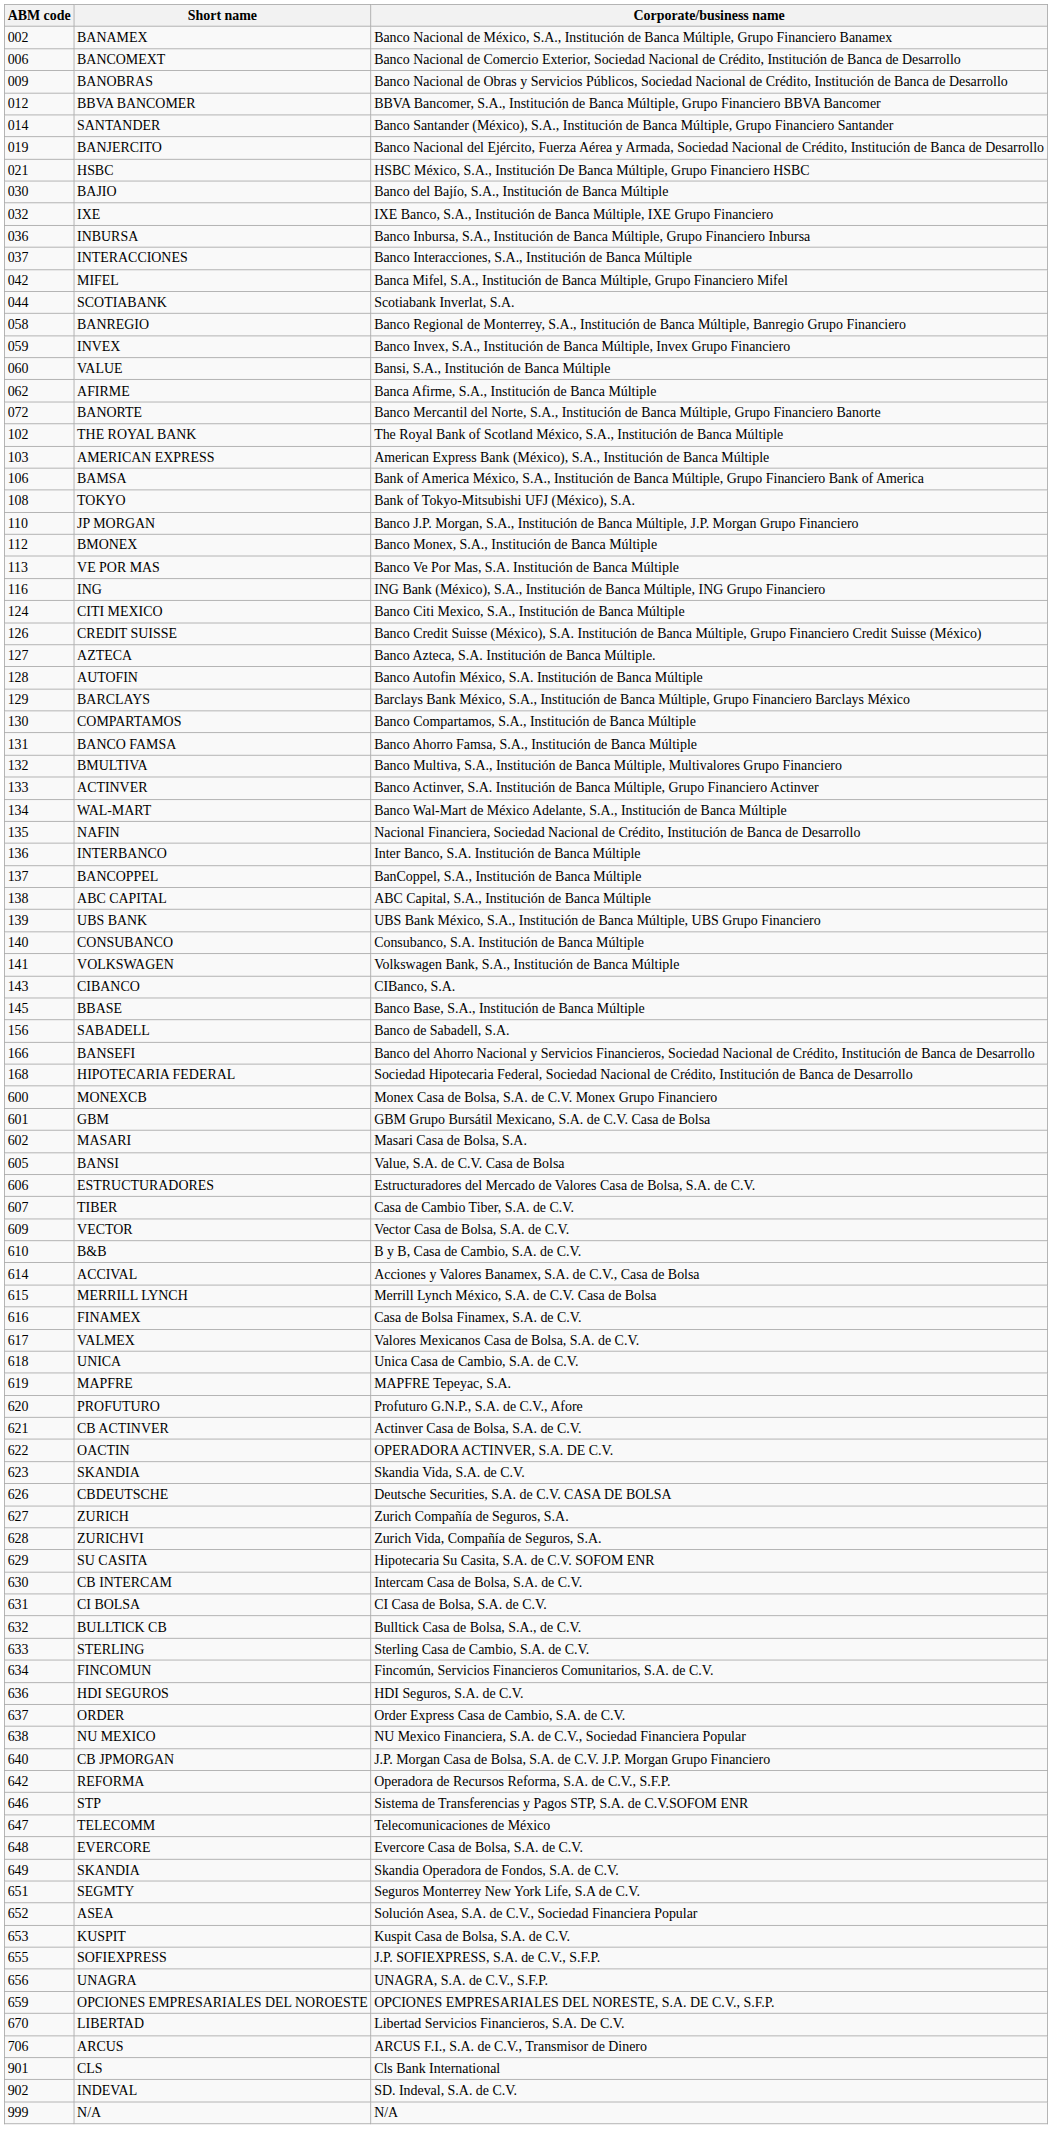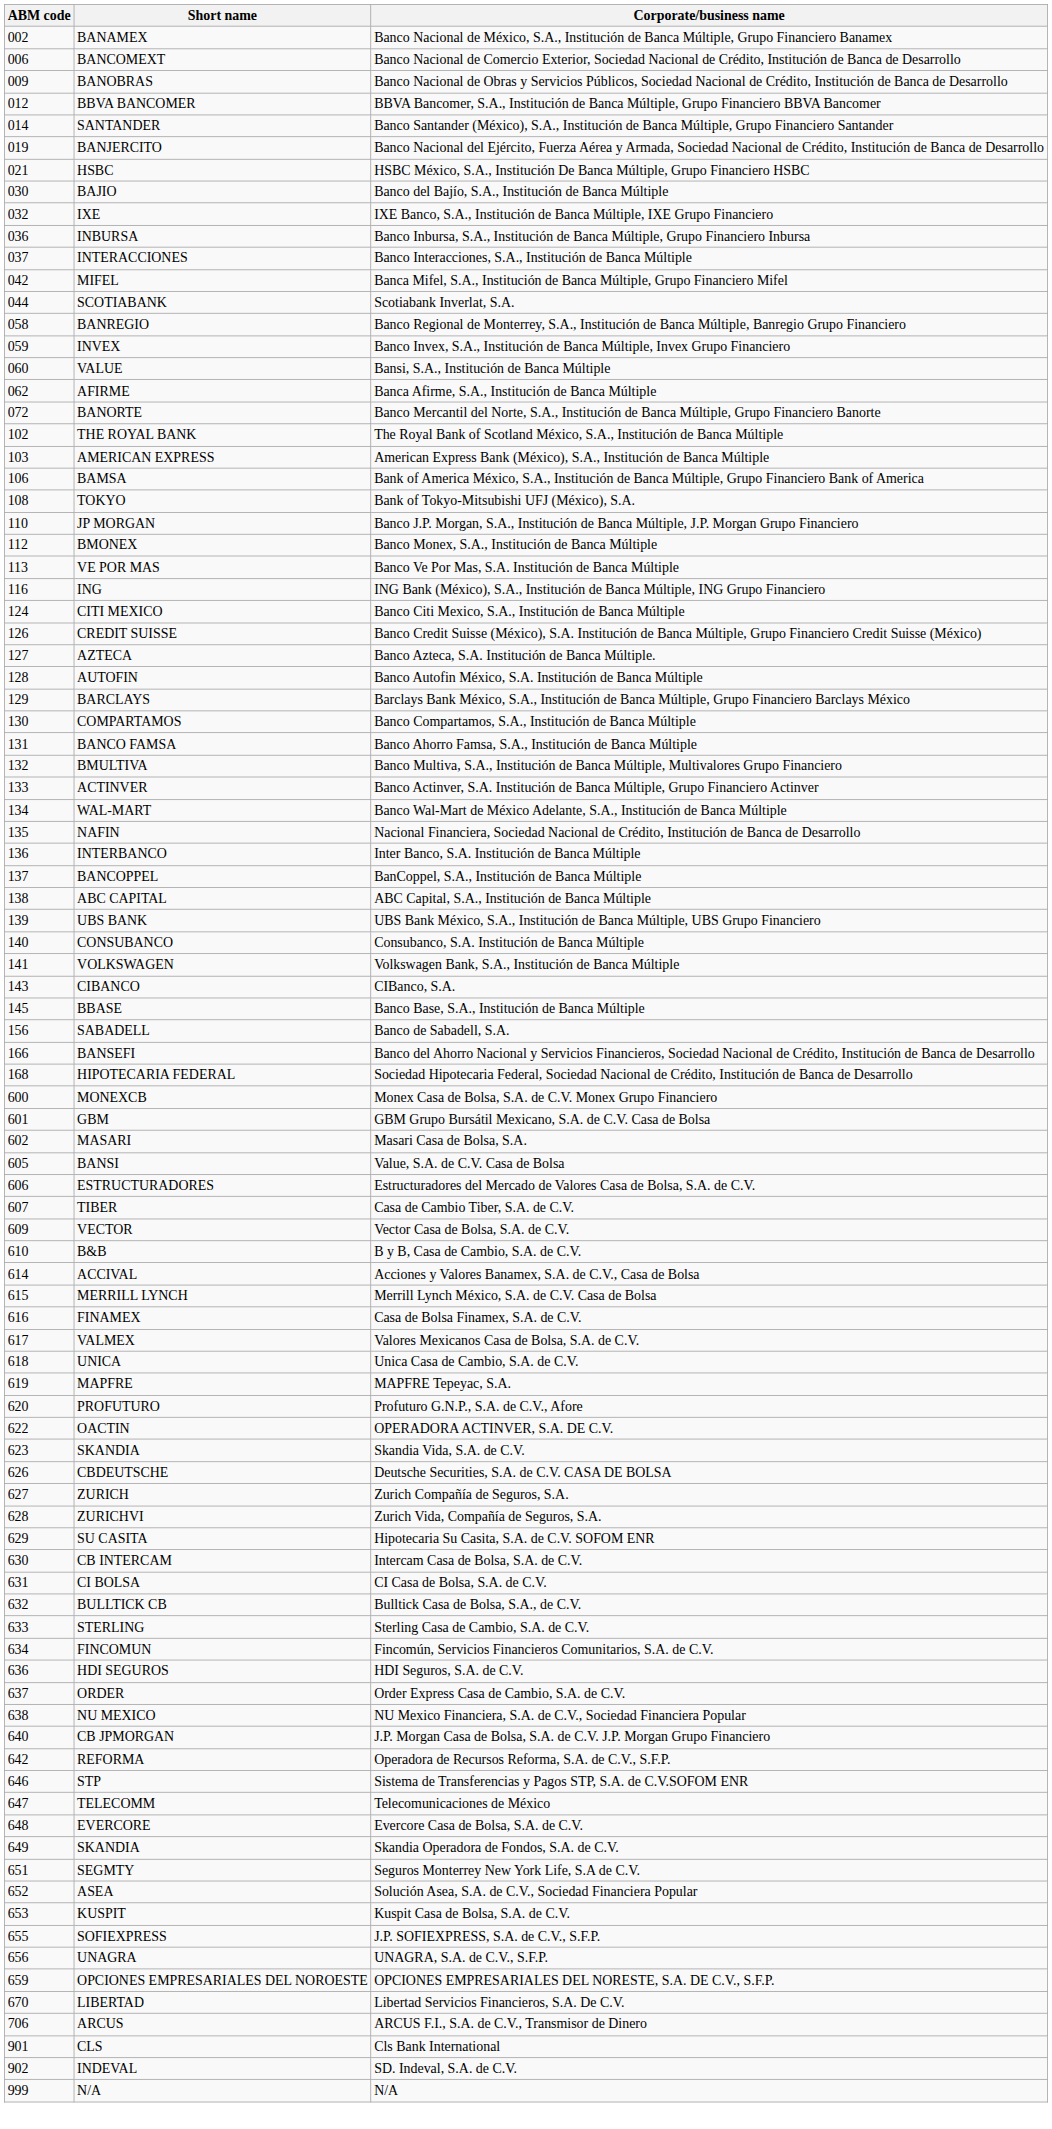- row: (478, 1428)
